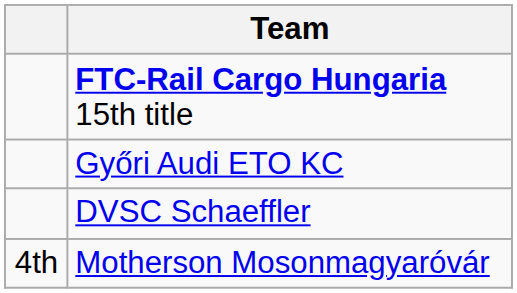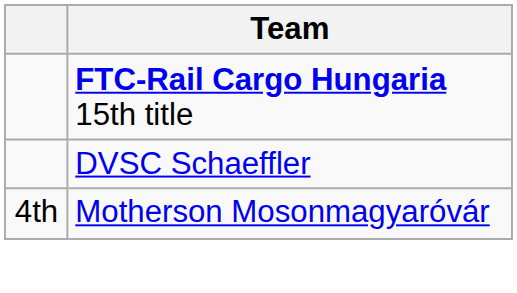- row: (209, 163)
